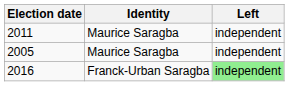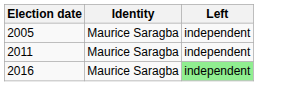rows swapped: (20, 52) <-> (20, 33)
(148, 71) Franck-Urban Saragba -> (133, 71) Maurice Saragba
